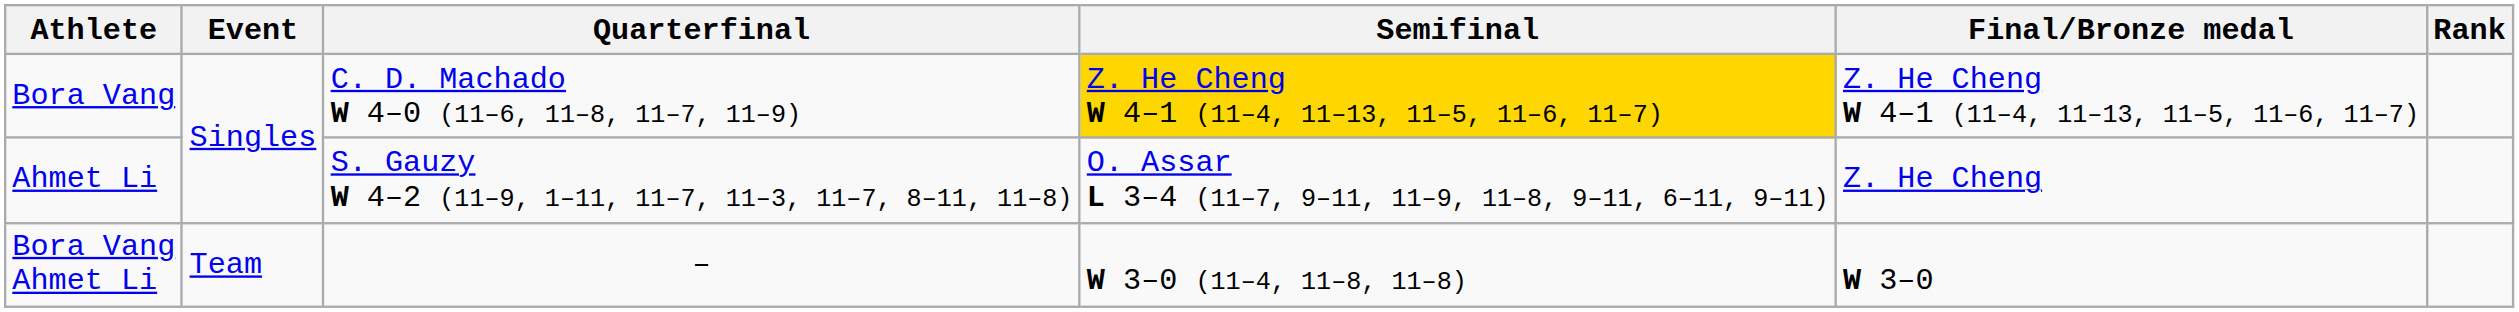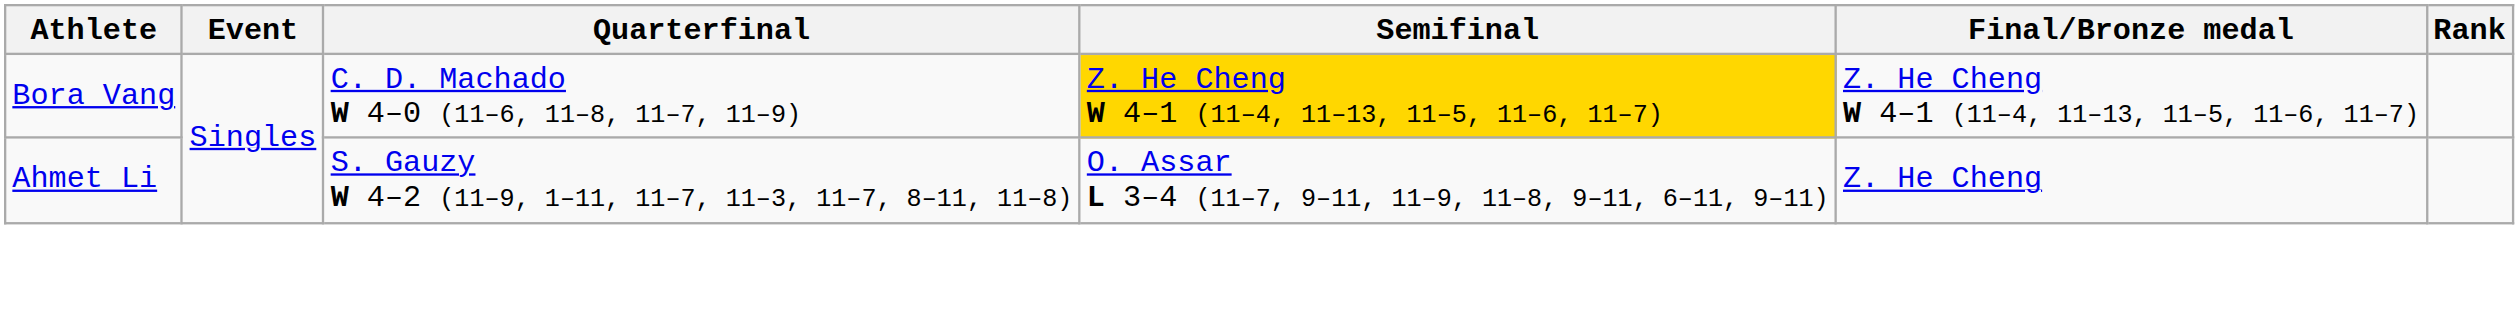- row: (94, 264)
